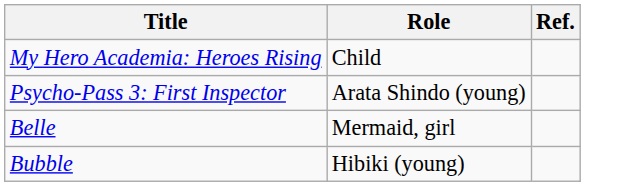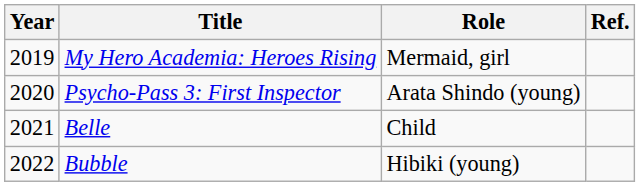+ column: (32, 22)
(356, 57) Child -> (448, 57) Mermaid, girl
(394, 127) Mermaid, girl -> (411, 127) Child
